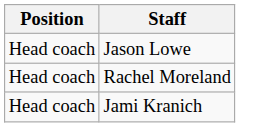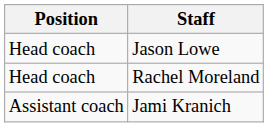(52, 106) Head coach -> (66, 106) Assistant coach
